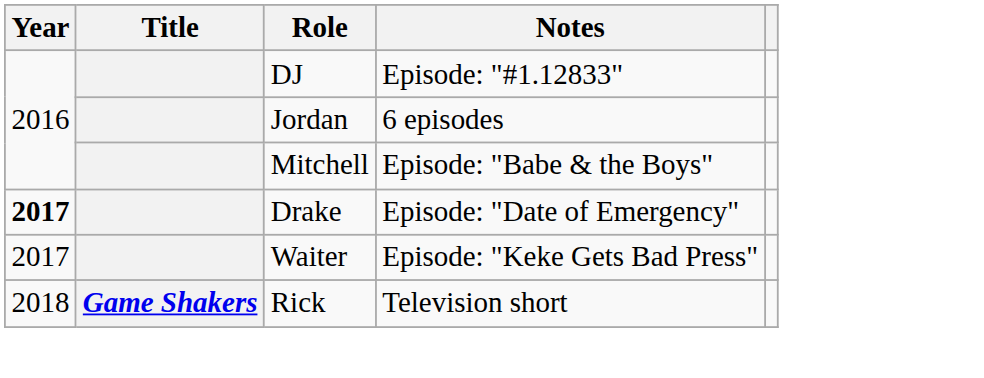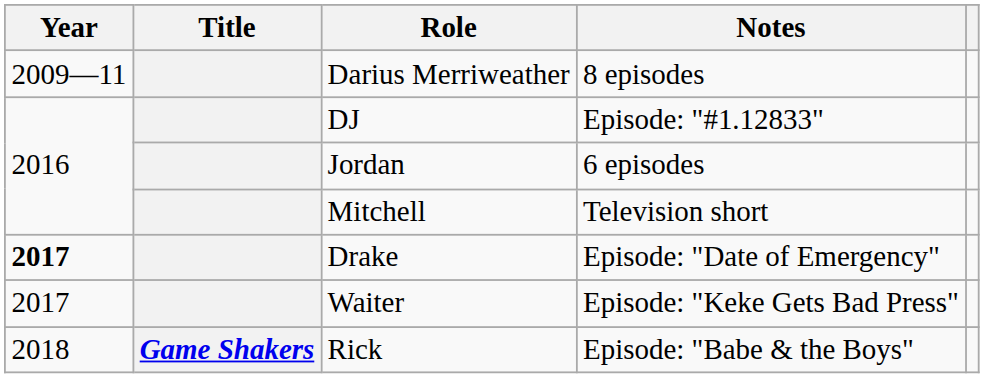+ row: (449, 73)
(548, 165) Episode: "Babe & the Boys" -> (676, 211) Television short
(475, 303) Television short -> (748, 348) Episode: "Babe & the Boys"
